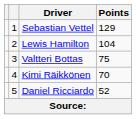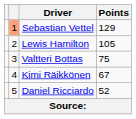(14, 27) no background -> (14, 27) lightsalmon background
(107, 43) 104 -> (107, 43) 105
(104, 74) 70 -> (104, 74) 67
